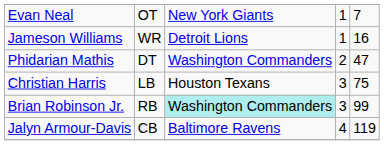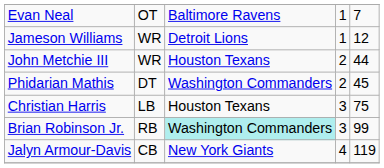(221, 15) New York Giants -> (224, 15) Baltimore Ravens
(361, 38) 16 -> (361, 38) 12
+ row: (58, 60)
(361, 60) 47 -> (361, 83) 45
(224, 128) Baltimore Ravens -> (221, 151) New York Giants
